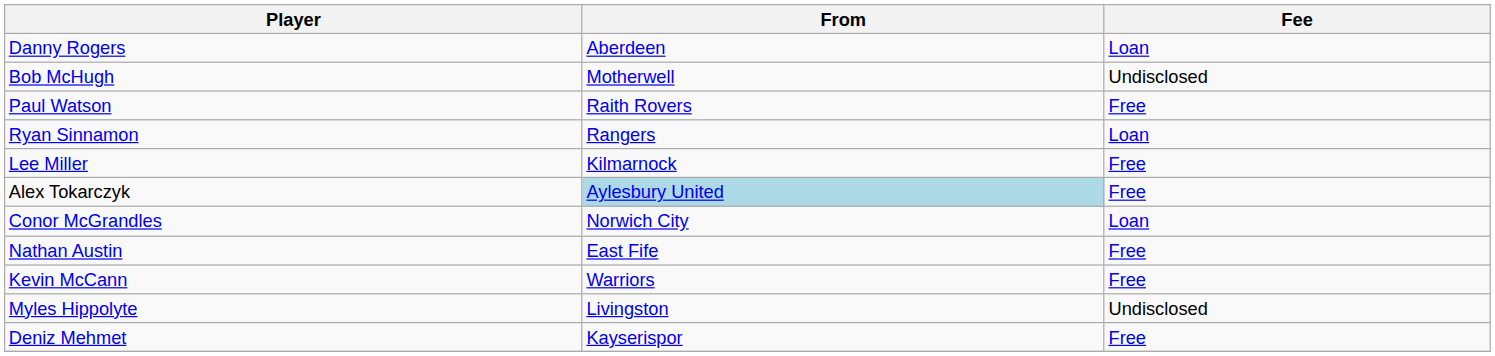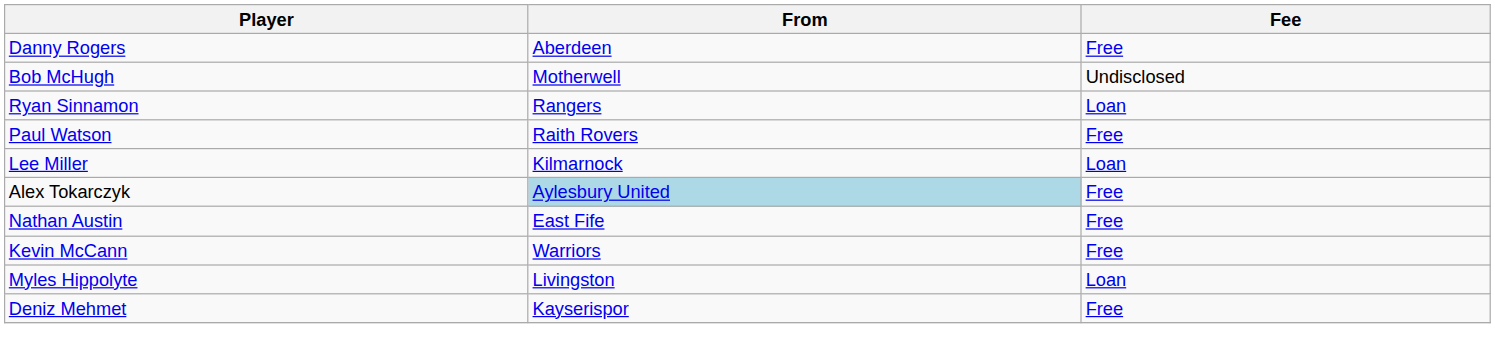(1129, 48) Loan -> (1104, 48) Free
rows swapped: (60, 106) <-> (74, 135)
(1127, 164) Free -> (1106, 164) Loan
- row: (85, 221)
(1158, 308) Undisclosed -> (1106, 279) Loan
